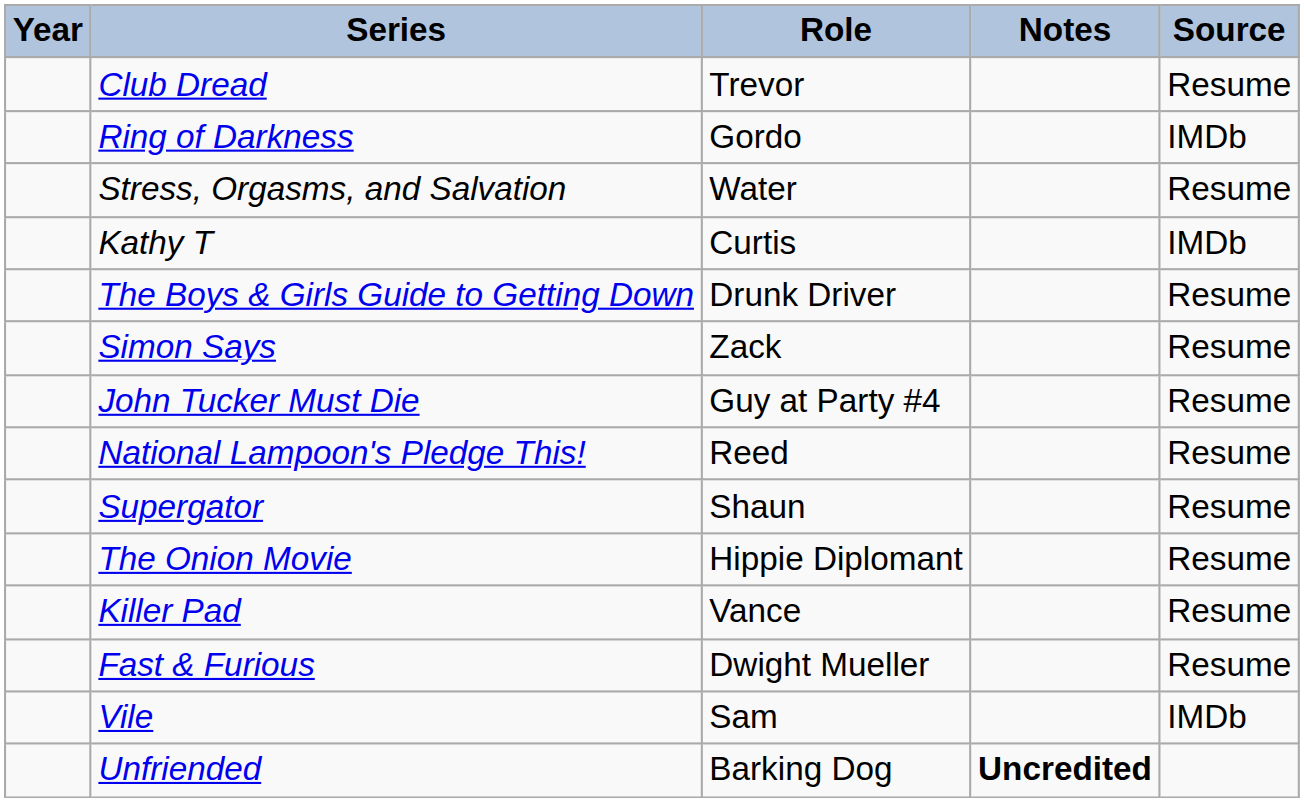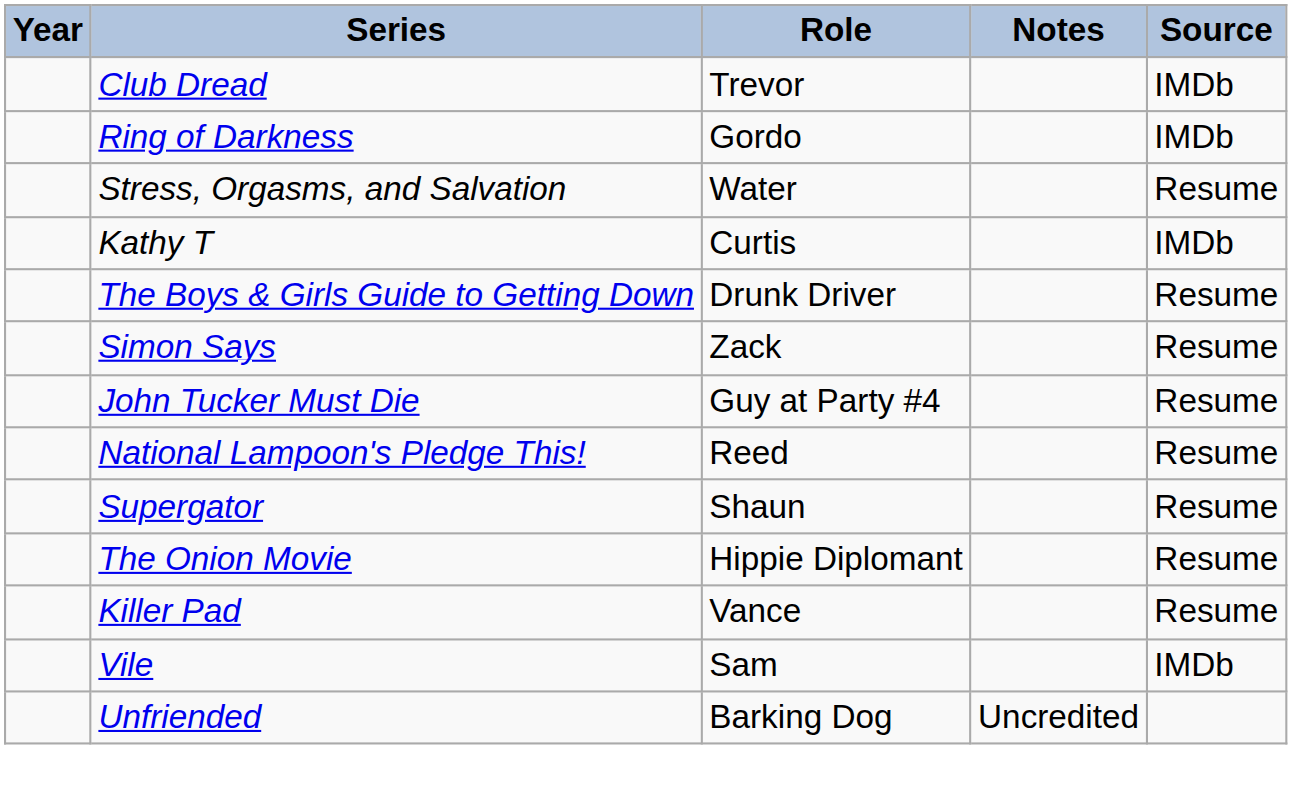(1229, 83) Resume -> (1194, 83) IMDb
- row: (207, 664)
(1065, 769) bold -> (1059, 717) normal
